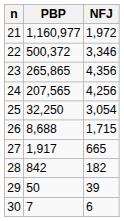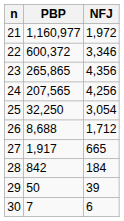(48, 52) 500,372 -> (48, 52) 600,372
(101, 129) 1,715 -> (101, 129) 1,712
(96, 168) 182 -> (96, 168) 184
